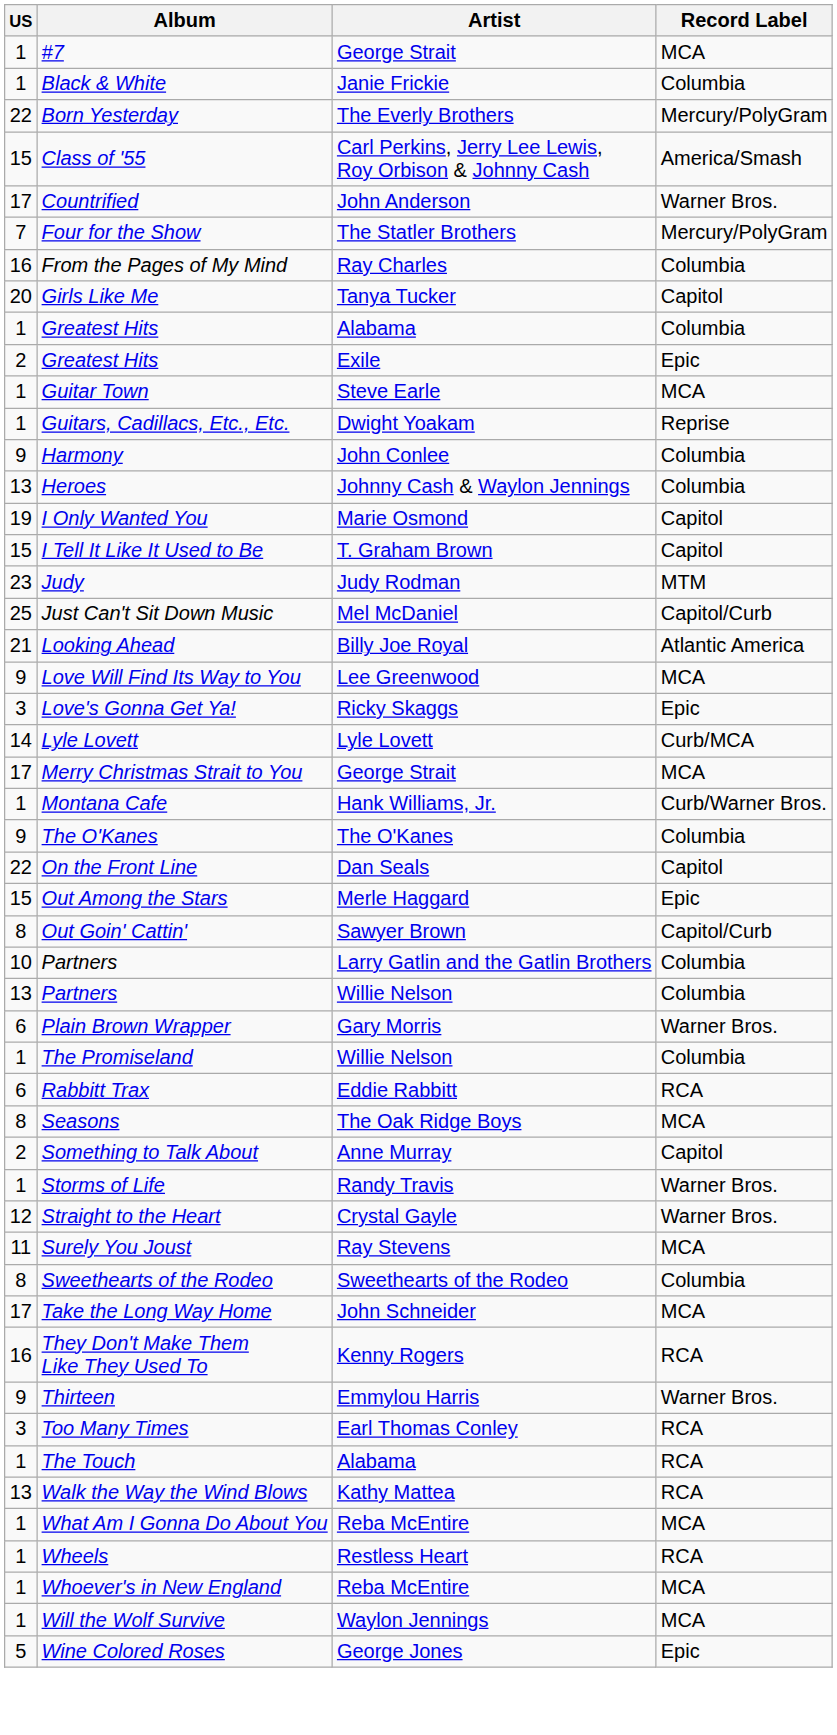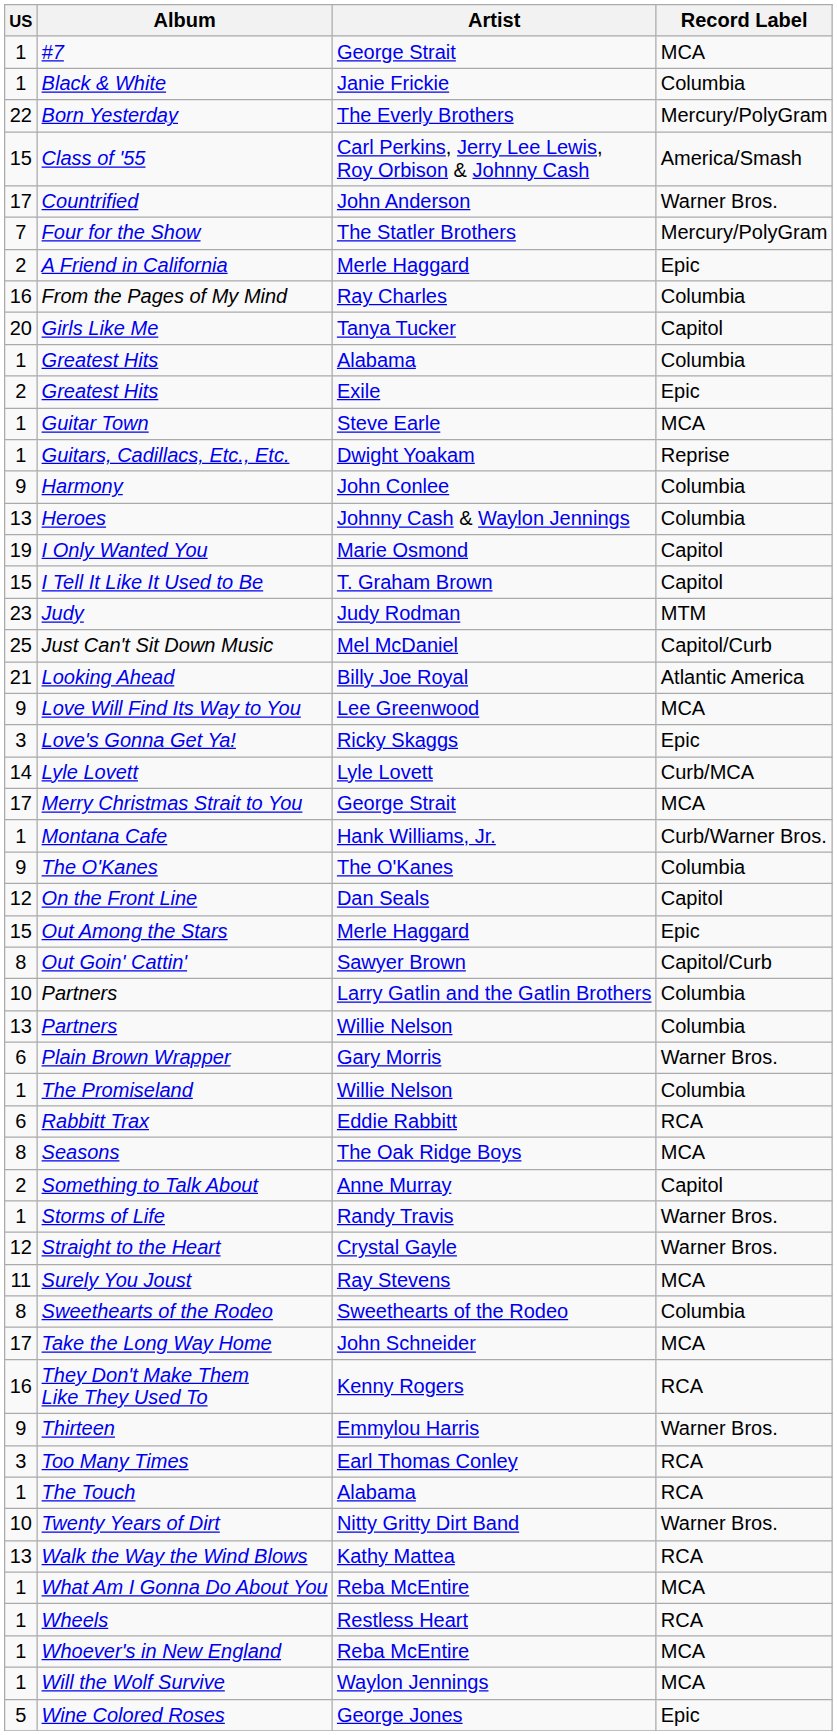+ row: (135, 264)
(21, 867) 22 -> (21, 899) 12
+ row: (131, 1524)
